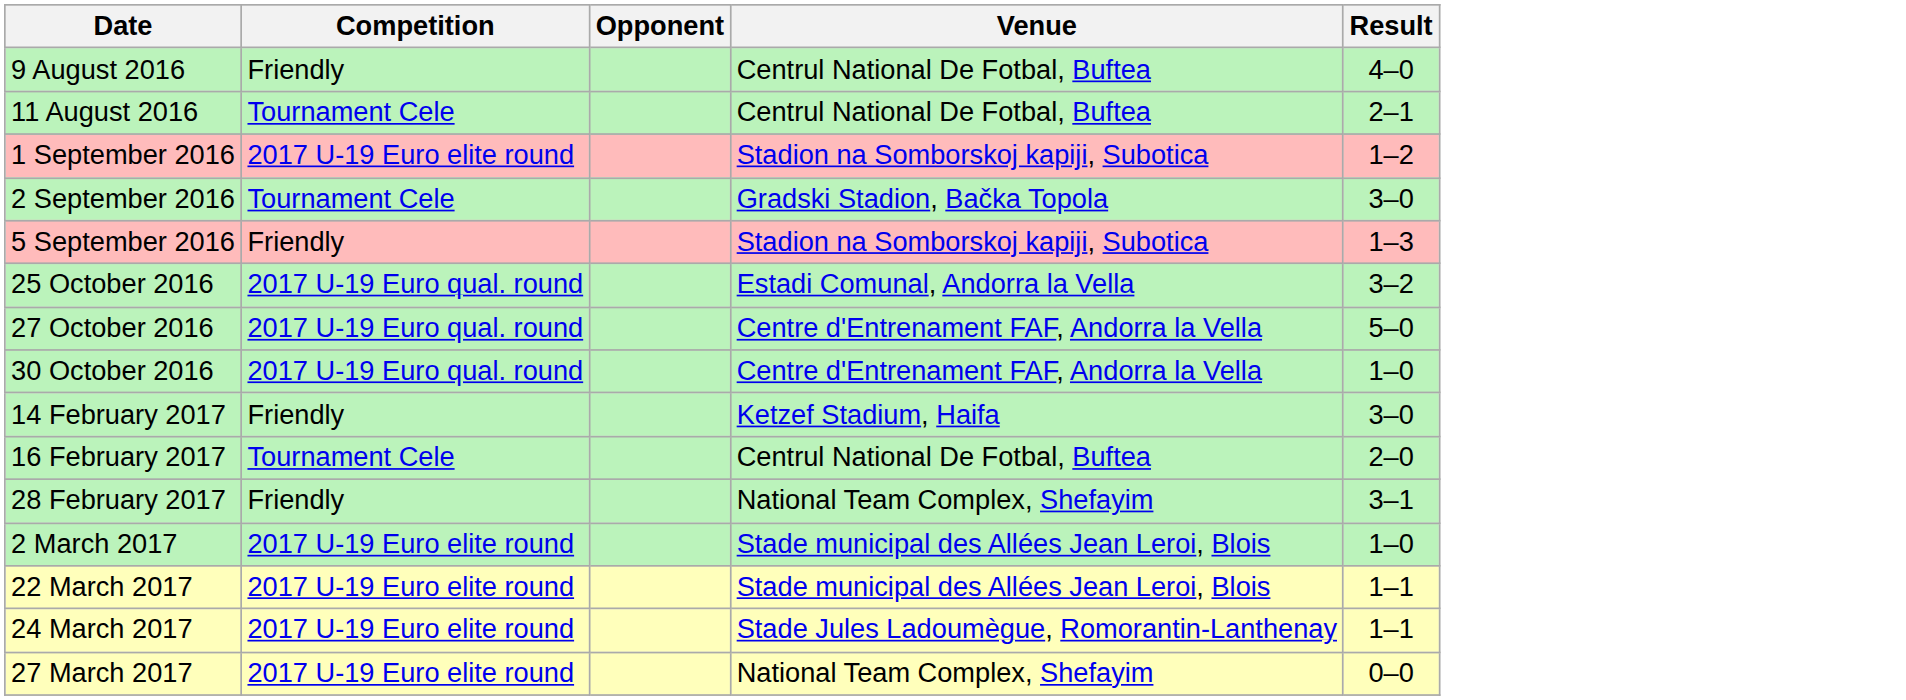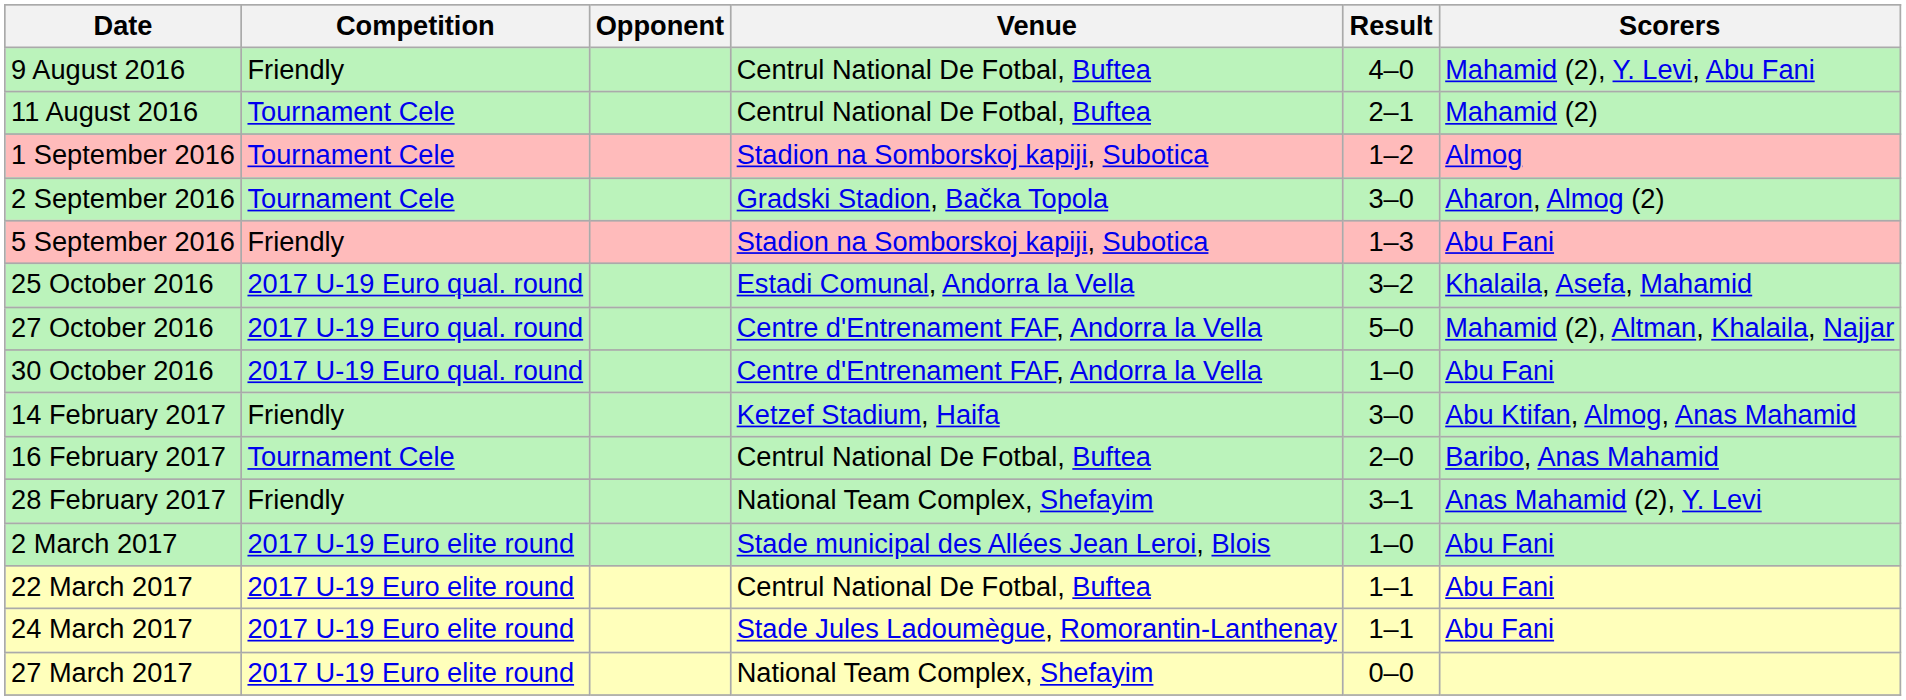+ column: (1670, 26)
(411, 155) 2017 U-19 Euro elite round -> (351, 155) Tournament Cele
(1004, 586) Stade municipal des Allées Jean Leroi, Blois -> (944, 586) Centrul National De Fotbal, Buftea
